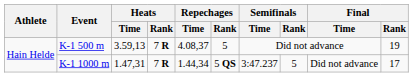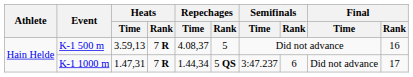(394, 46) 19 -> (394, 46) 16
(294, 63) 5 -> (294, 63) 6
